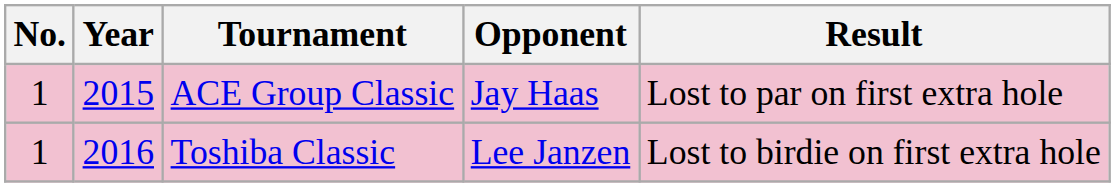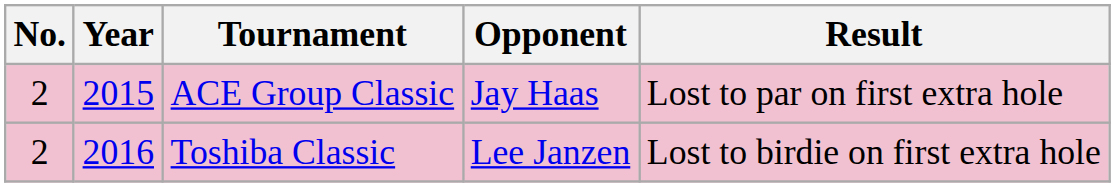(40, 93) 1 -> (40, 93) 2
(40, 151) 1 -> (40, 151) 2
